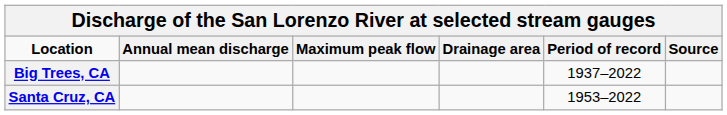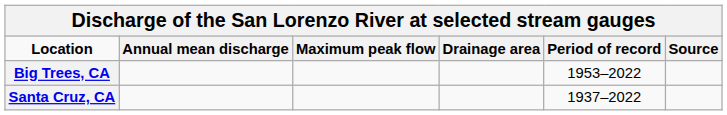(604, 73) 1937–2022 -> (604, 73) 1953–2022
(604, 97) 1953–2022 -> (604, 97) 1937–2022
